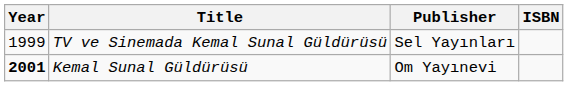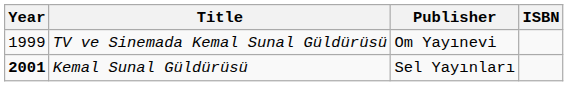(455, 42) Sel Yayınları -> (445, 42) Om Yayınevi
(445, 68) Om Yayınevi -> (455, 68) Sel Yayınları
